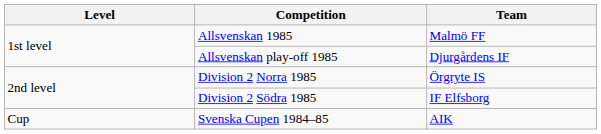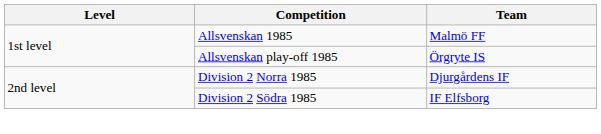(469, 56) Djurgårdens IF -> (457, 56) Örgryte IS
(457, 77) Örgryte IS -> (469, 77) Djurgårdens IF
- row: (263, 118)
